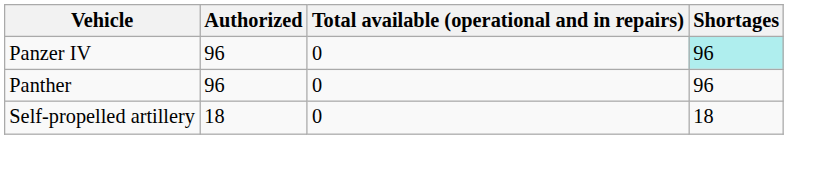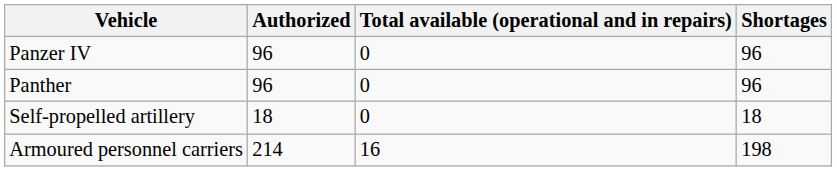(703, 52) paleturquoise background -> (751, 52) no background
+ row: (126, 149)
